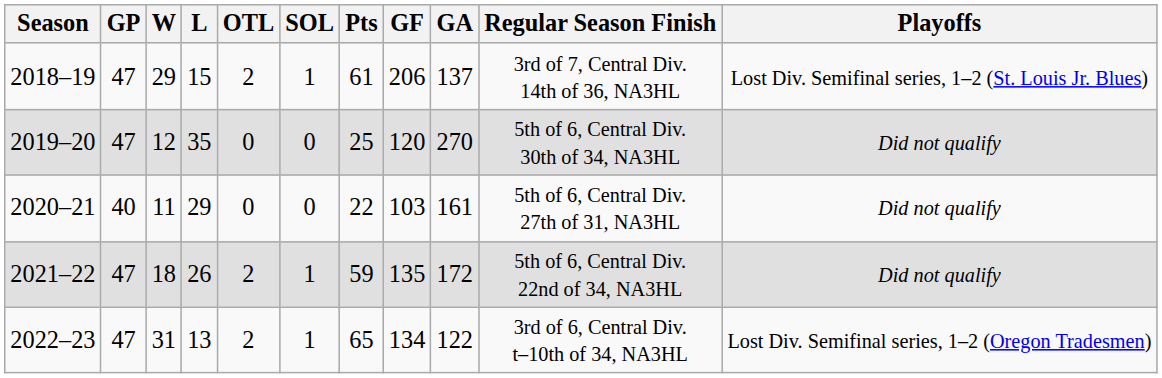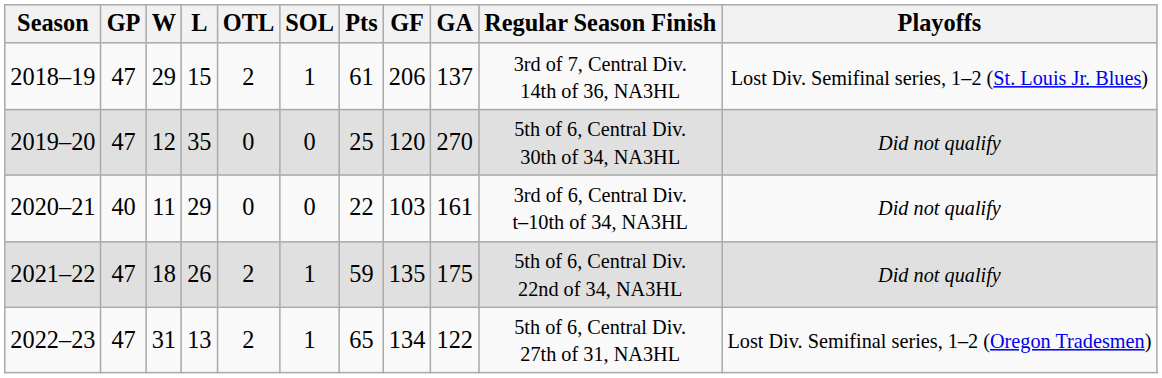(600, 209) 5th of 6, Central Div. 27th of 31, NA3HL -> (600, 209) 3rd of 6, Central Div. t–10th of 34, NA3HL
(455, 273) 172 -> (455, 273) 175
(600, 341) 3rd of 6, Central Div. t–10th of 34, NA3HL -> (600, 341) 5th of 6, Central Div. 27th of 31, NA3HL
